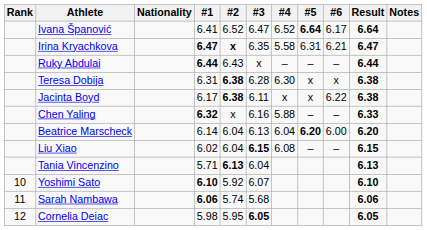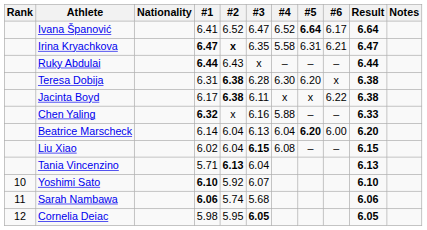(310, 81) x -> (310, 81) 6.20
